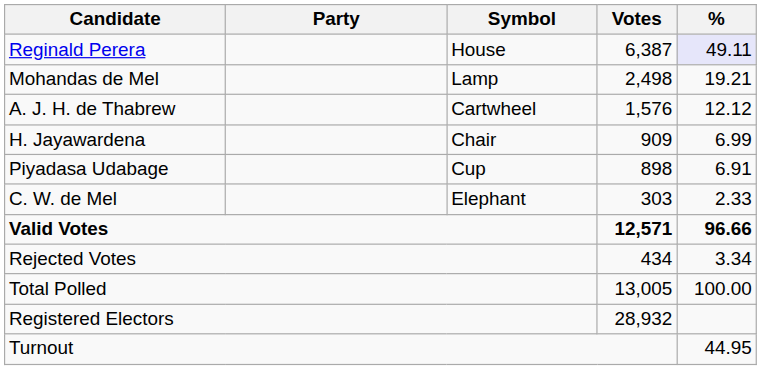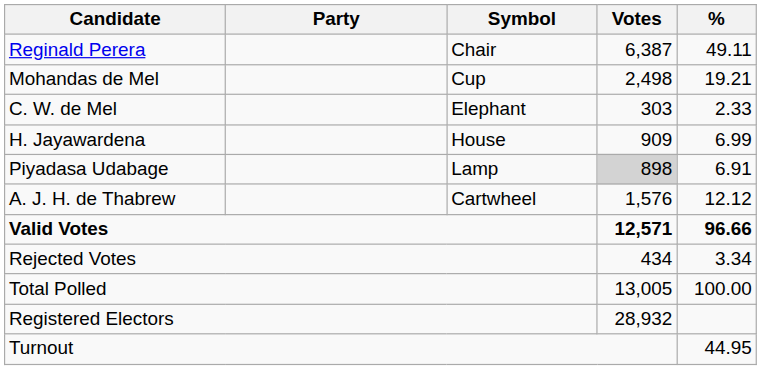(478, 49) House -> (474, 49) Chair
(729, 49) lavender background -> (729, 49) no background
(475, 79) Lamp -> (468, 79) Cup
rows swapped: (92, 109) <-> (63, 199)
(474, 139) Chair -> (478, 139) House
(468, 169) Cup -> (475, 169) Lamp
(656, 169) no background -> (656, 169) lightgrey background
